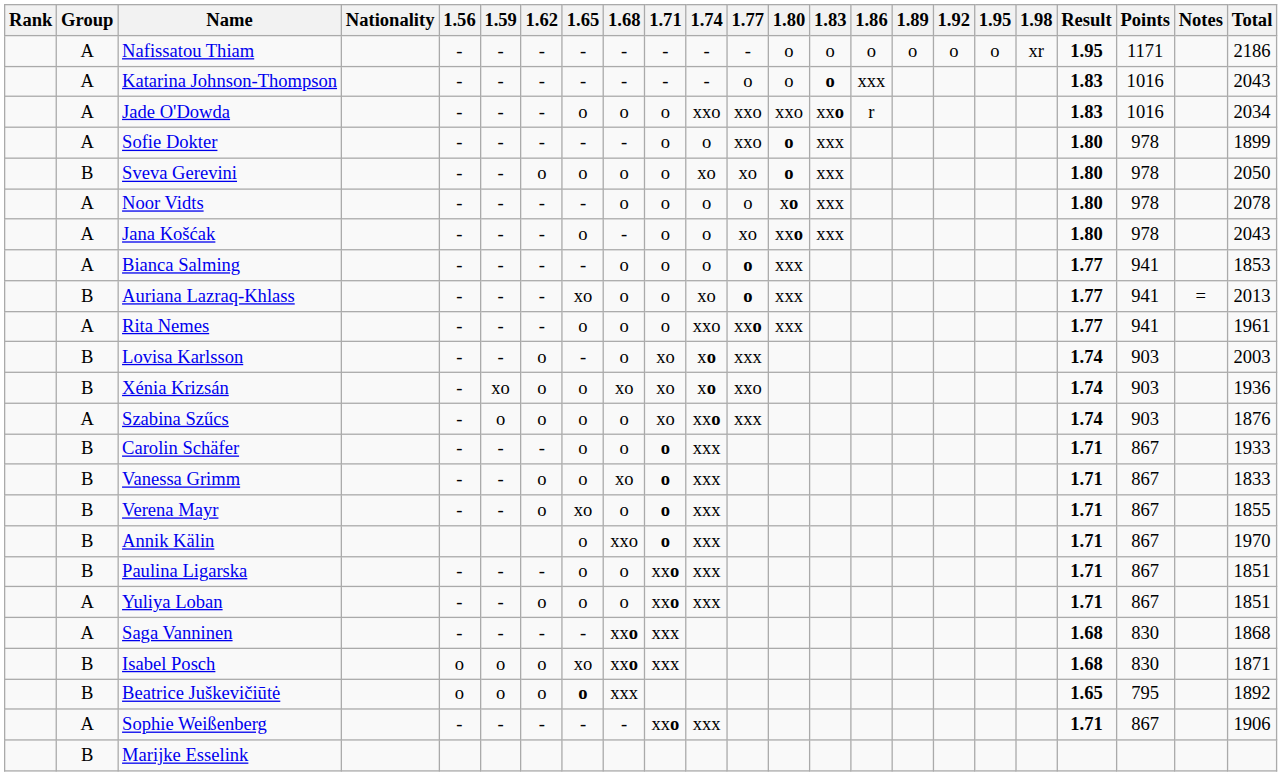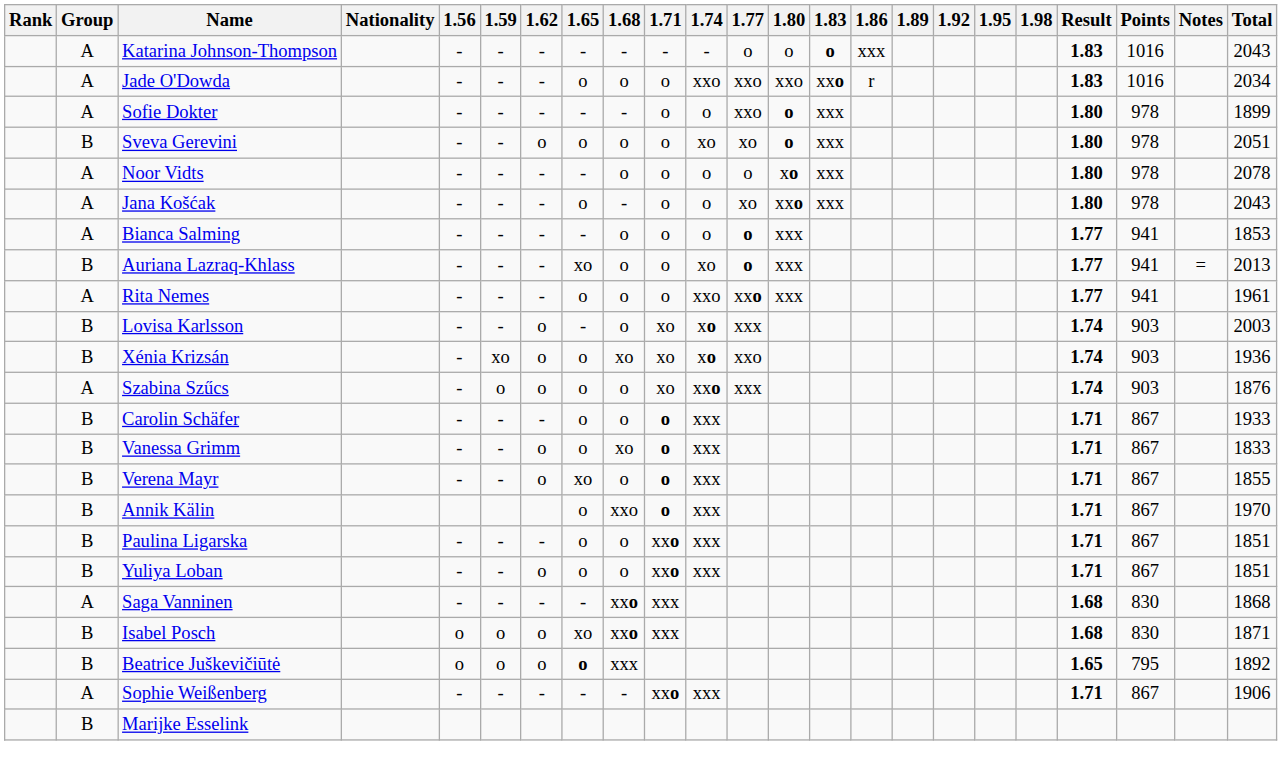- row: (188, 50)
(1252, 173) 2050 -> (1252, 142) 2051
(87, 602) A -> (87, 571) B
